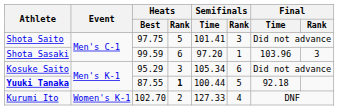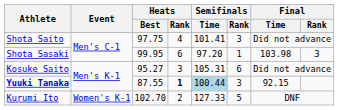(180, 40) 5 -> (180, 40) 4
(150, 54) 99.59 -> (150, 54) 99.95
(276, 54) 103.96 -> (276, 54) 103.98
(150, 69) 95.29 -> (150, 69) 95.27
(210, 69) 105.34 -> (210, 69) 105.31
(210, 83) no background -> (210, 83) lightblue background
(239, 83) 5 -> (239, 83) 3
(276, 83) 92.18 -> (276, 83) 92.15
(239, 98) 4 -> (239, 98) 5
